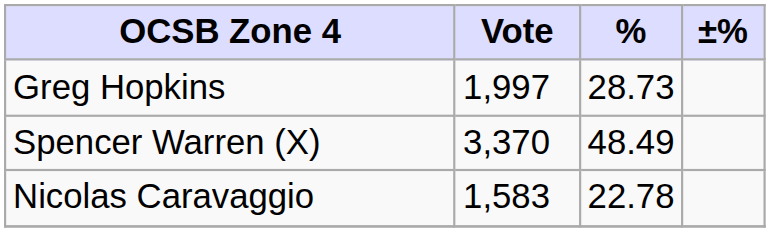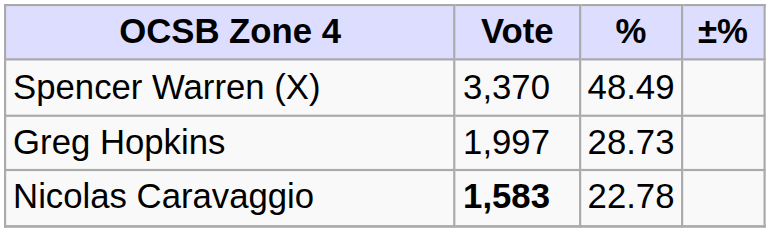rows swapped: (167, 142) <-> (119, 87)
(507, 197) normal -> (507, 197) bold
